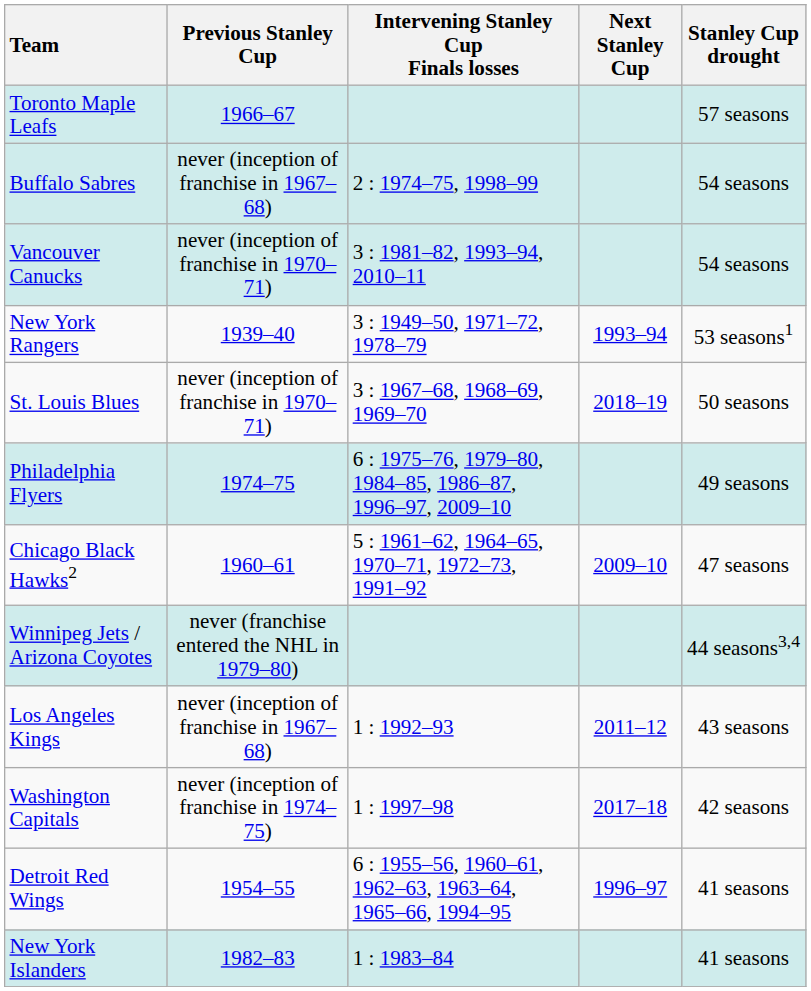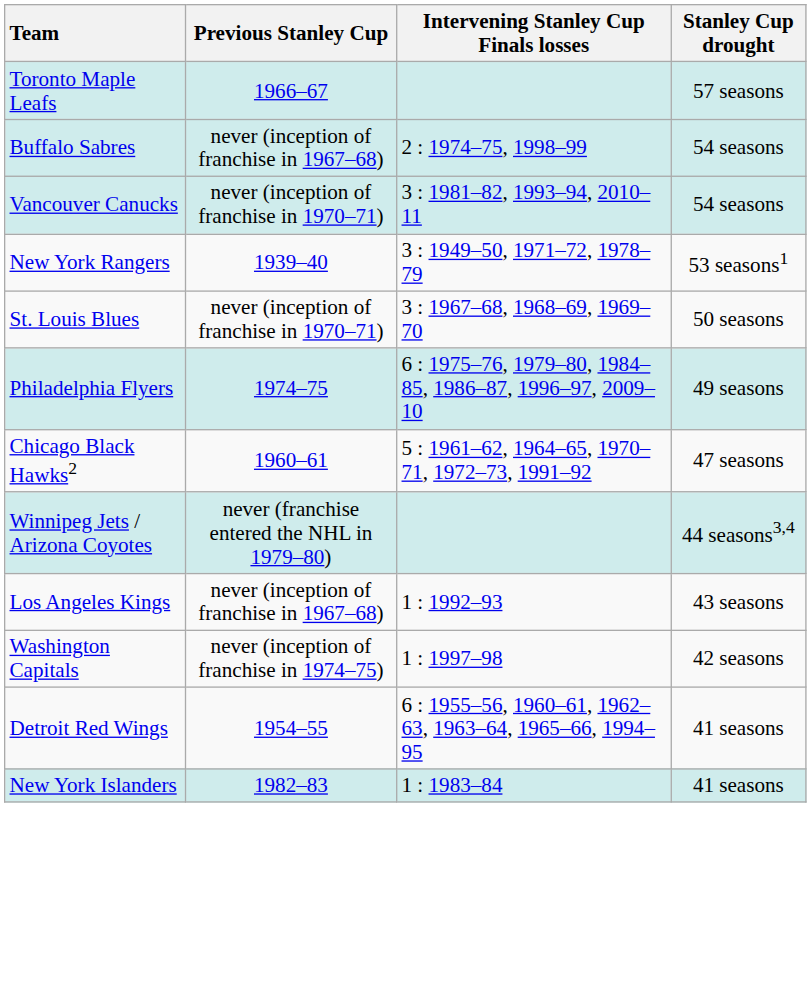- column: (630, 45)
